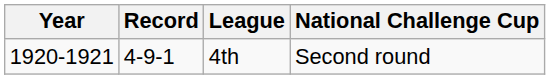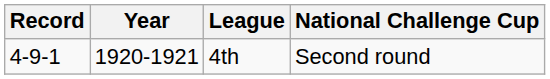columns swapped: (62, 21) <-> (161, 21)
